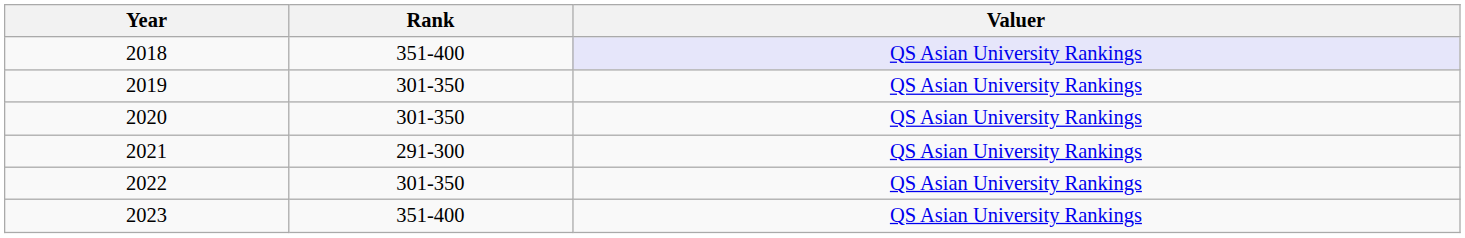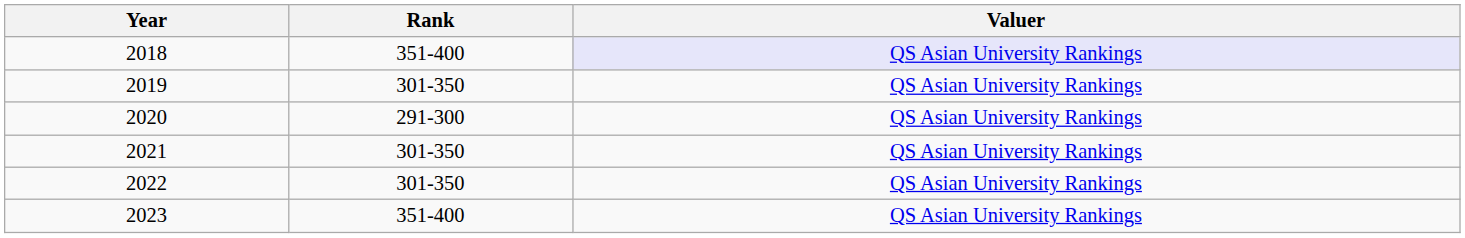(430, 118) 301-350 -> (430, 118) 291-300
(430, 150) 291-300 -> (430, 150) 301-350
